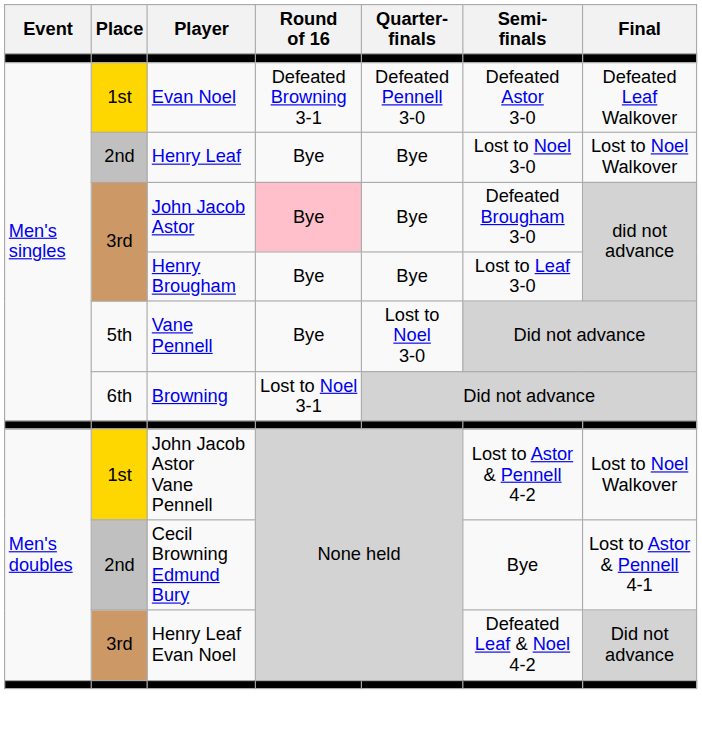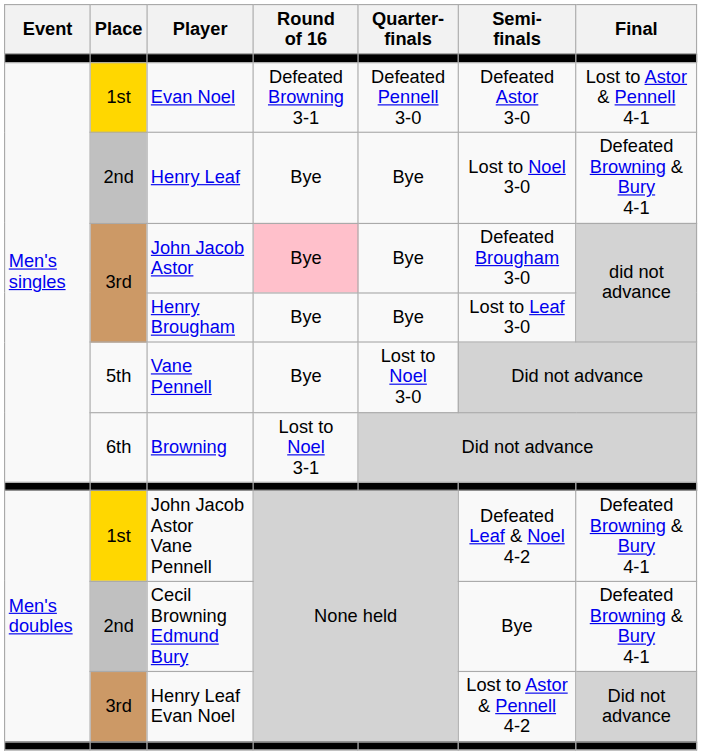(640, 97) Defeated Leaf Walkover -> (636, 97) Lost to Astor & Pennell 4-1
(640, 157) Lost to Noel Walkover -> (636, 177) Defeated Browning & Bury 4-1
(523, 474) Lost to Astor & Pennell 4-2 -> (517, 535) Defeated Leaf & Noel 4-2
(640, 474) Lost to Noel Walkover -> (636, 535) Defeated Browning & Bury 4-1
(640, 564) Lost to Astor & Pennell 4-1 -> (636, 626) Defeated Browning & Bury 4-1
(522, 644) Defeated Leaf & Noel 4-2 -> (517, 706) Lost to Astor & Pennell 4-2
